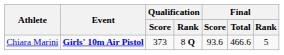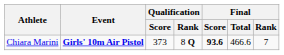(215, 42) normal -> (215, 42) bold
(266, 42) 5 -> (266, 42) 7
